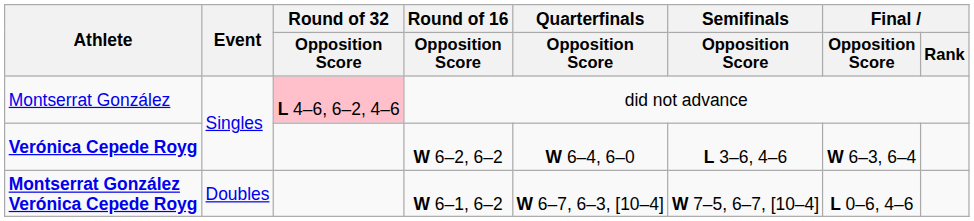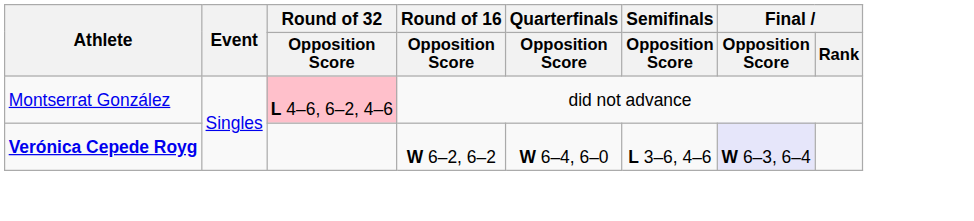(872, 157) no background -> (766, 157) lavender background
- row: (103, 194)
